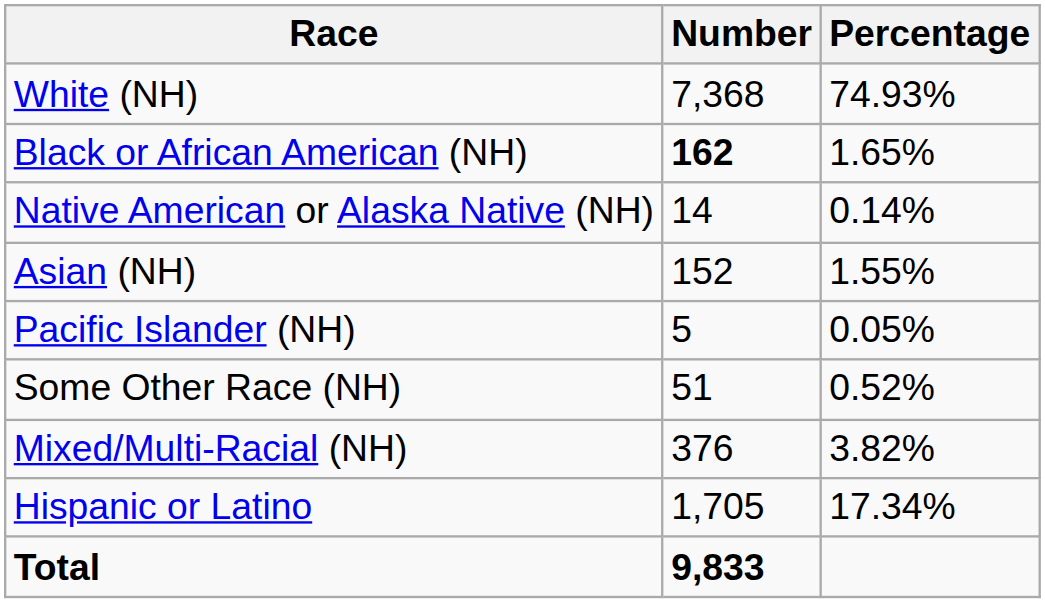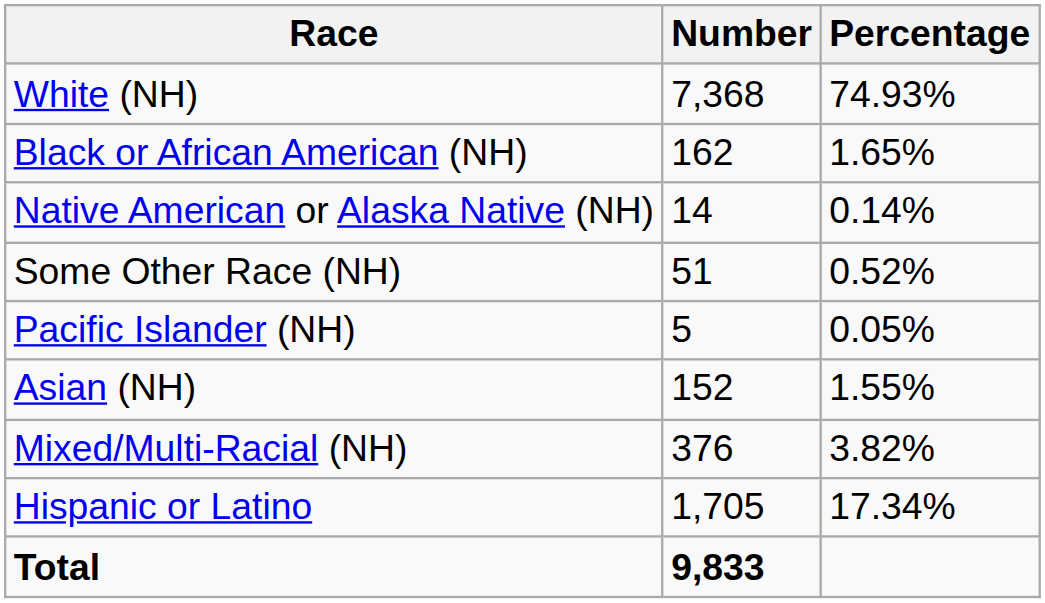(702, 152) bold -> (702, 152) normal
rows swapped: (105, 270) <-> (207, 388)
